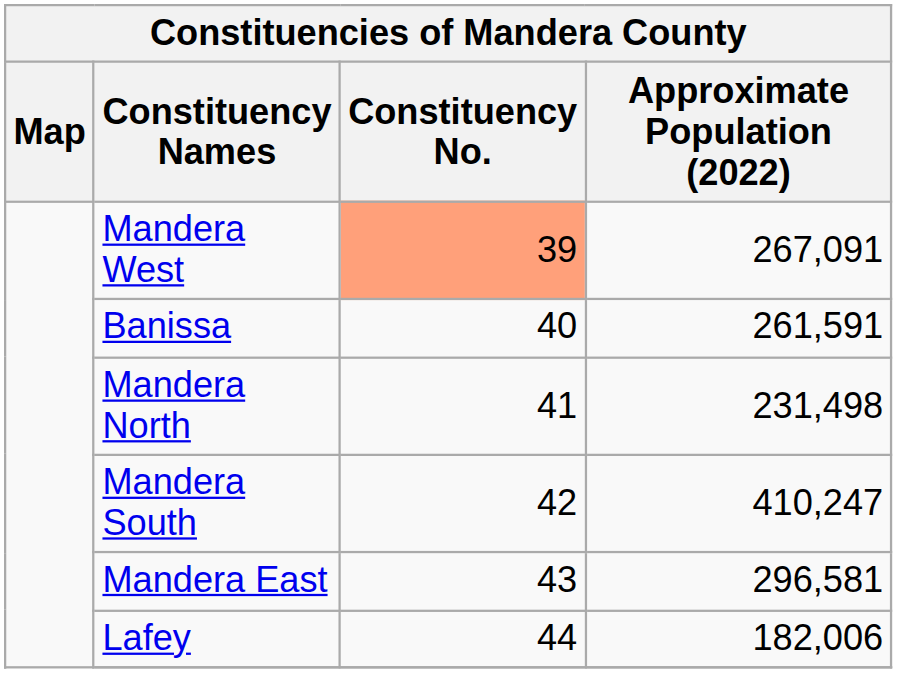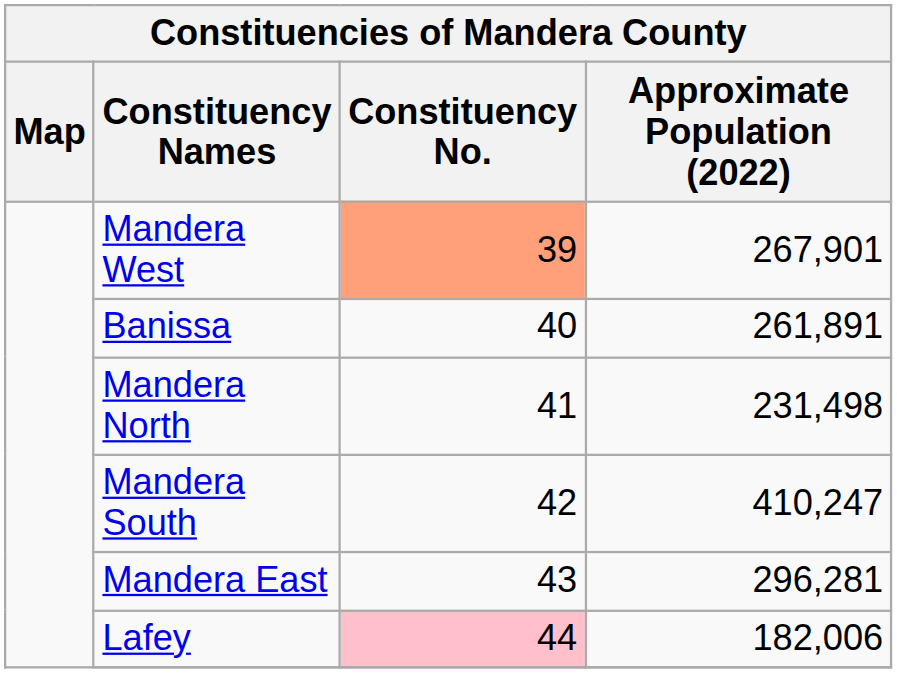(818, 249) 267,091 -> (818, 249) 267,901
(818, 327) 261,591 -> (818, 327) 261,891
(818, 580) 296,581 -> (818, 580) 296,281
(557, 638) no background -> (557, 638) pink background
